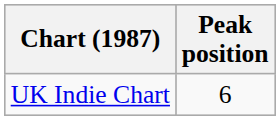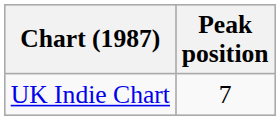(225, 94) 6 -> (225, 94) 7
